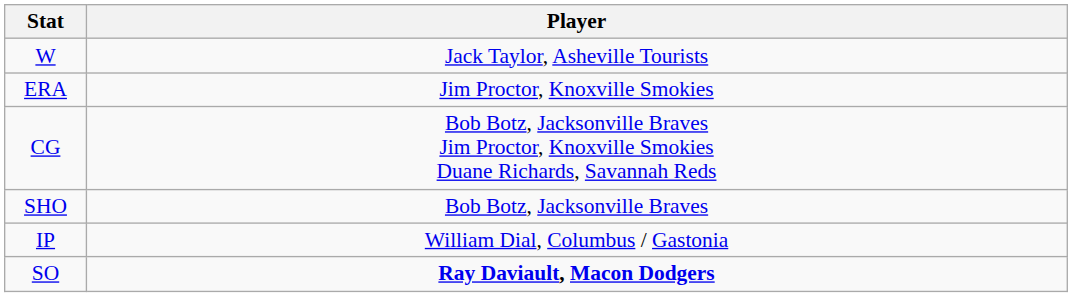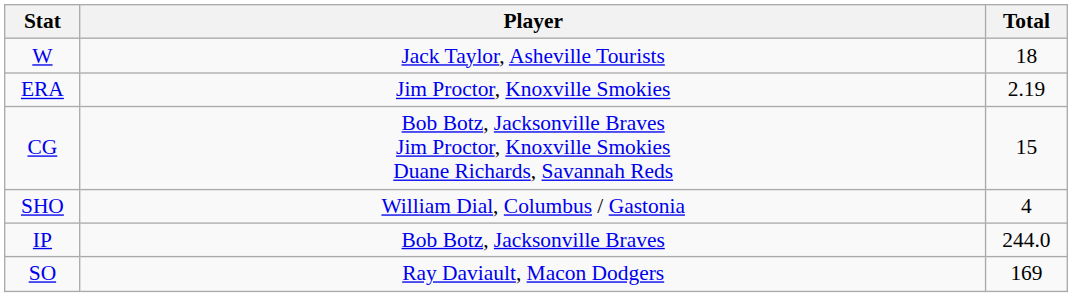+ column: (1026, 21)
(577, 205) Bob Botz, Jacksonville Braves -> (533, 205) William Dial, Columbus / Gastonia
(577, 239) William Dial, Columbus / Gastonia -> (533, 239) Bob Botz, Jacksonville Braves
(577, 273) bold -> (533, 273) normal
